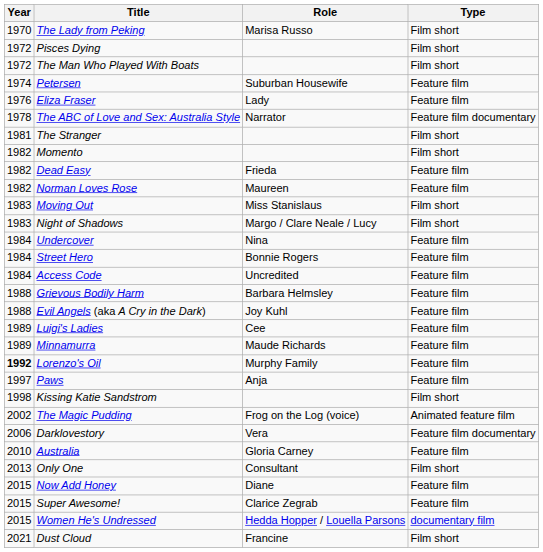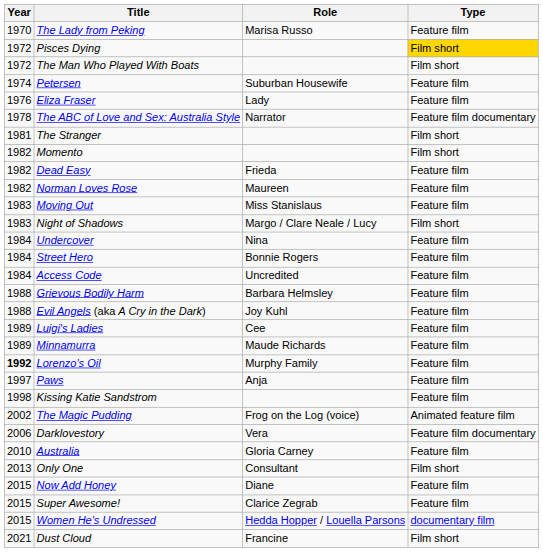(435, 30) Film short -> (440, 30) Feature film
(435, 48) no background -> (435, 48) gold background
(435, 205) Film short -> (440, 205) Feature film
(435, 398) Film short -> (440, 398) Feature film
